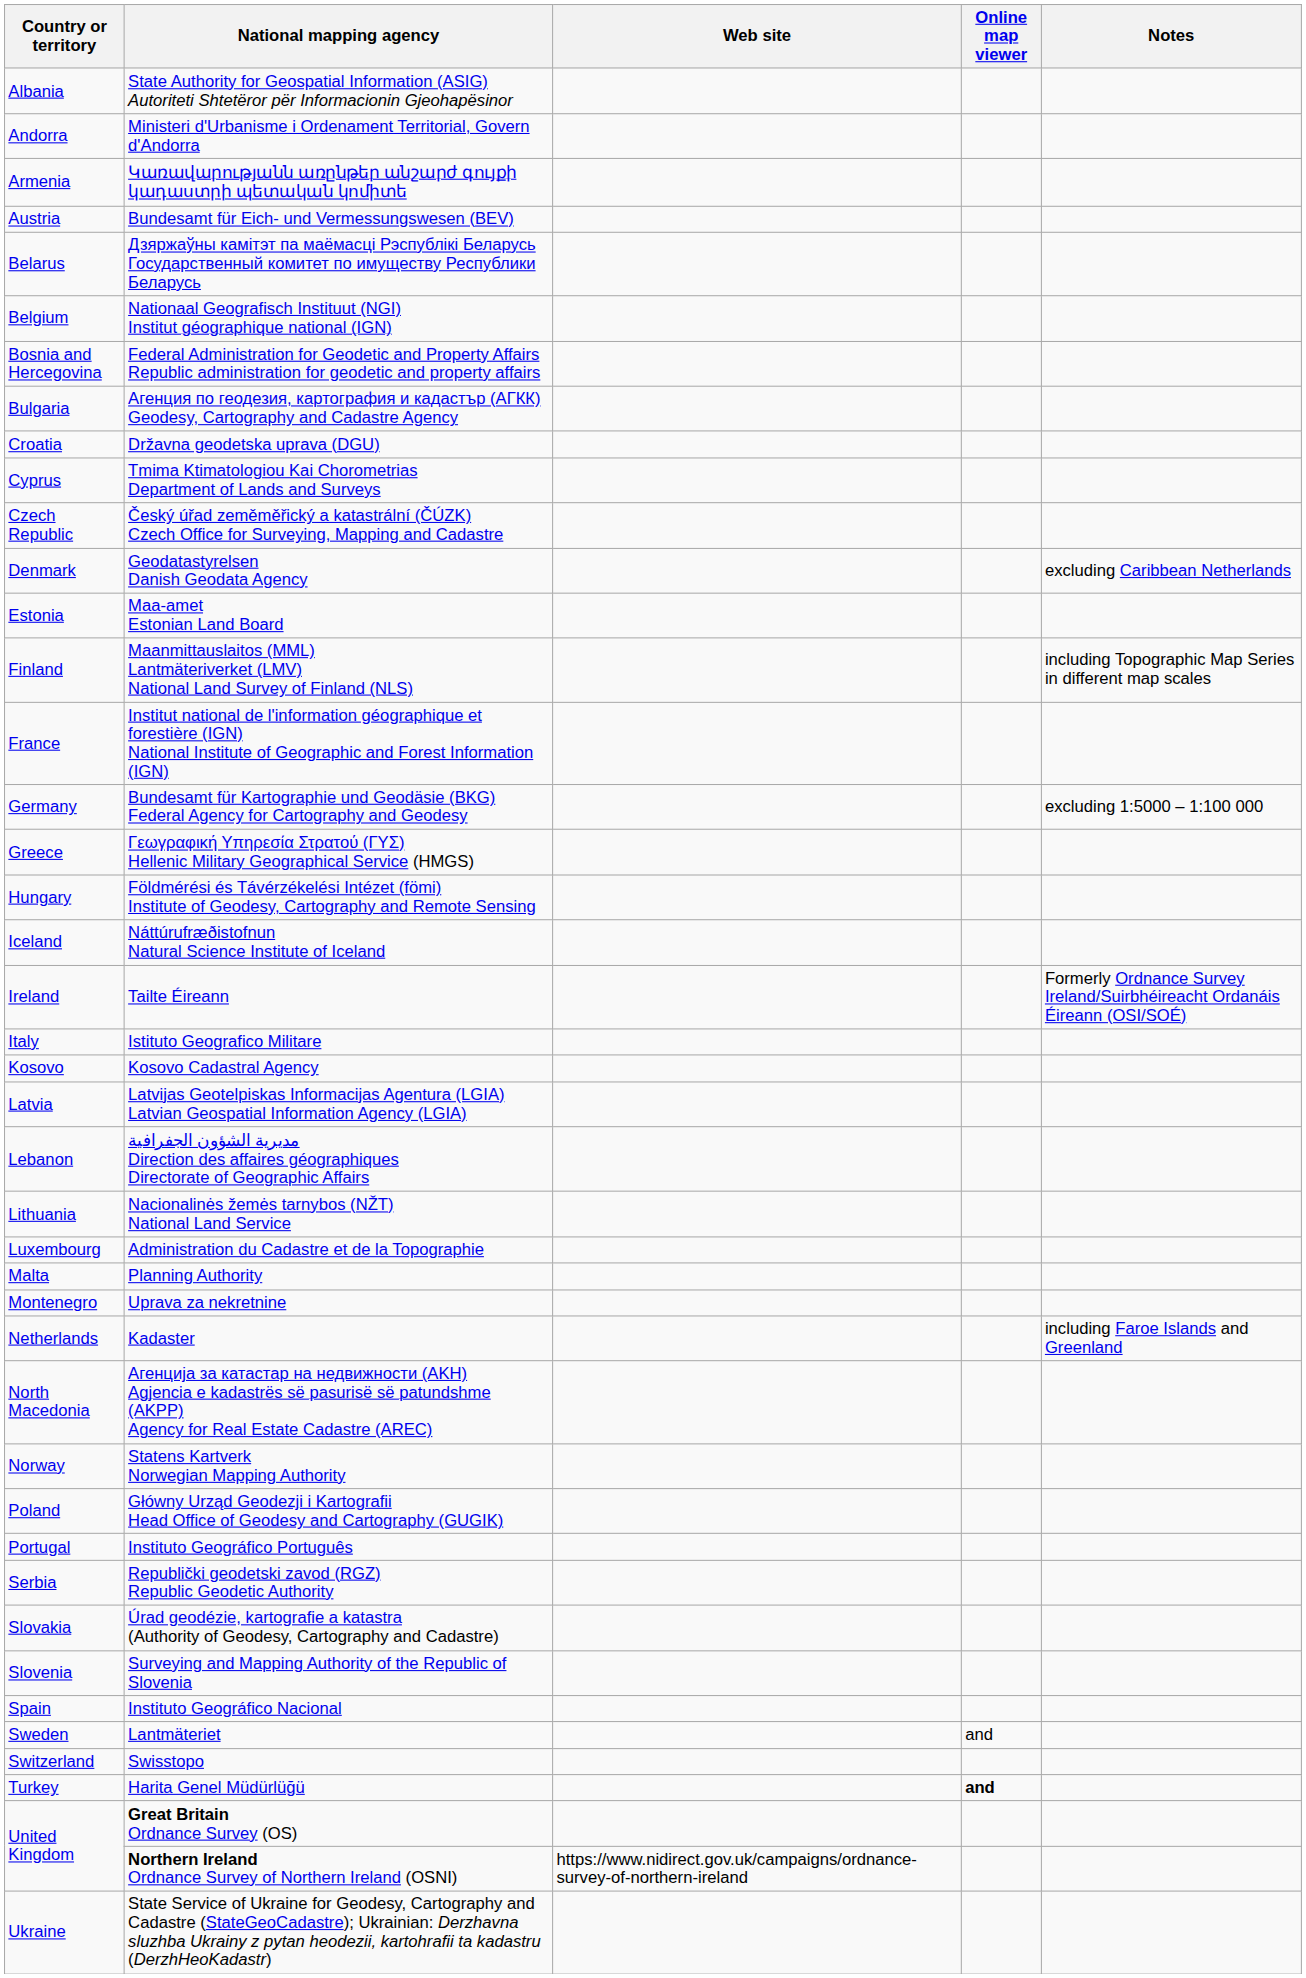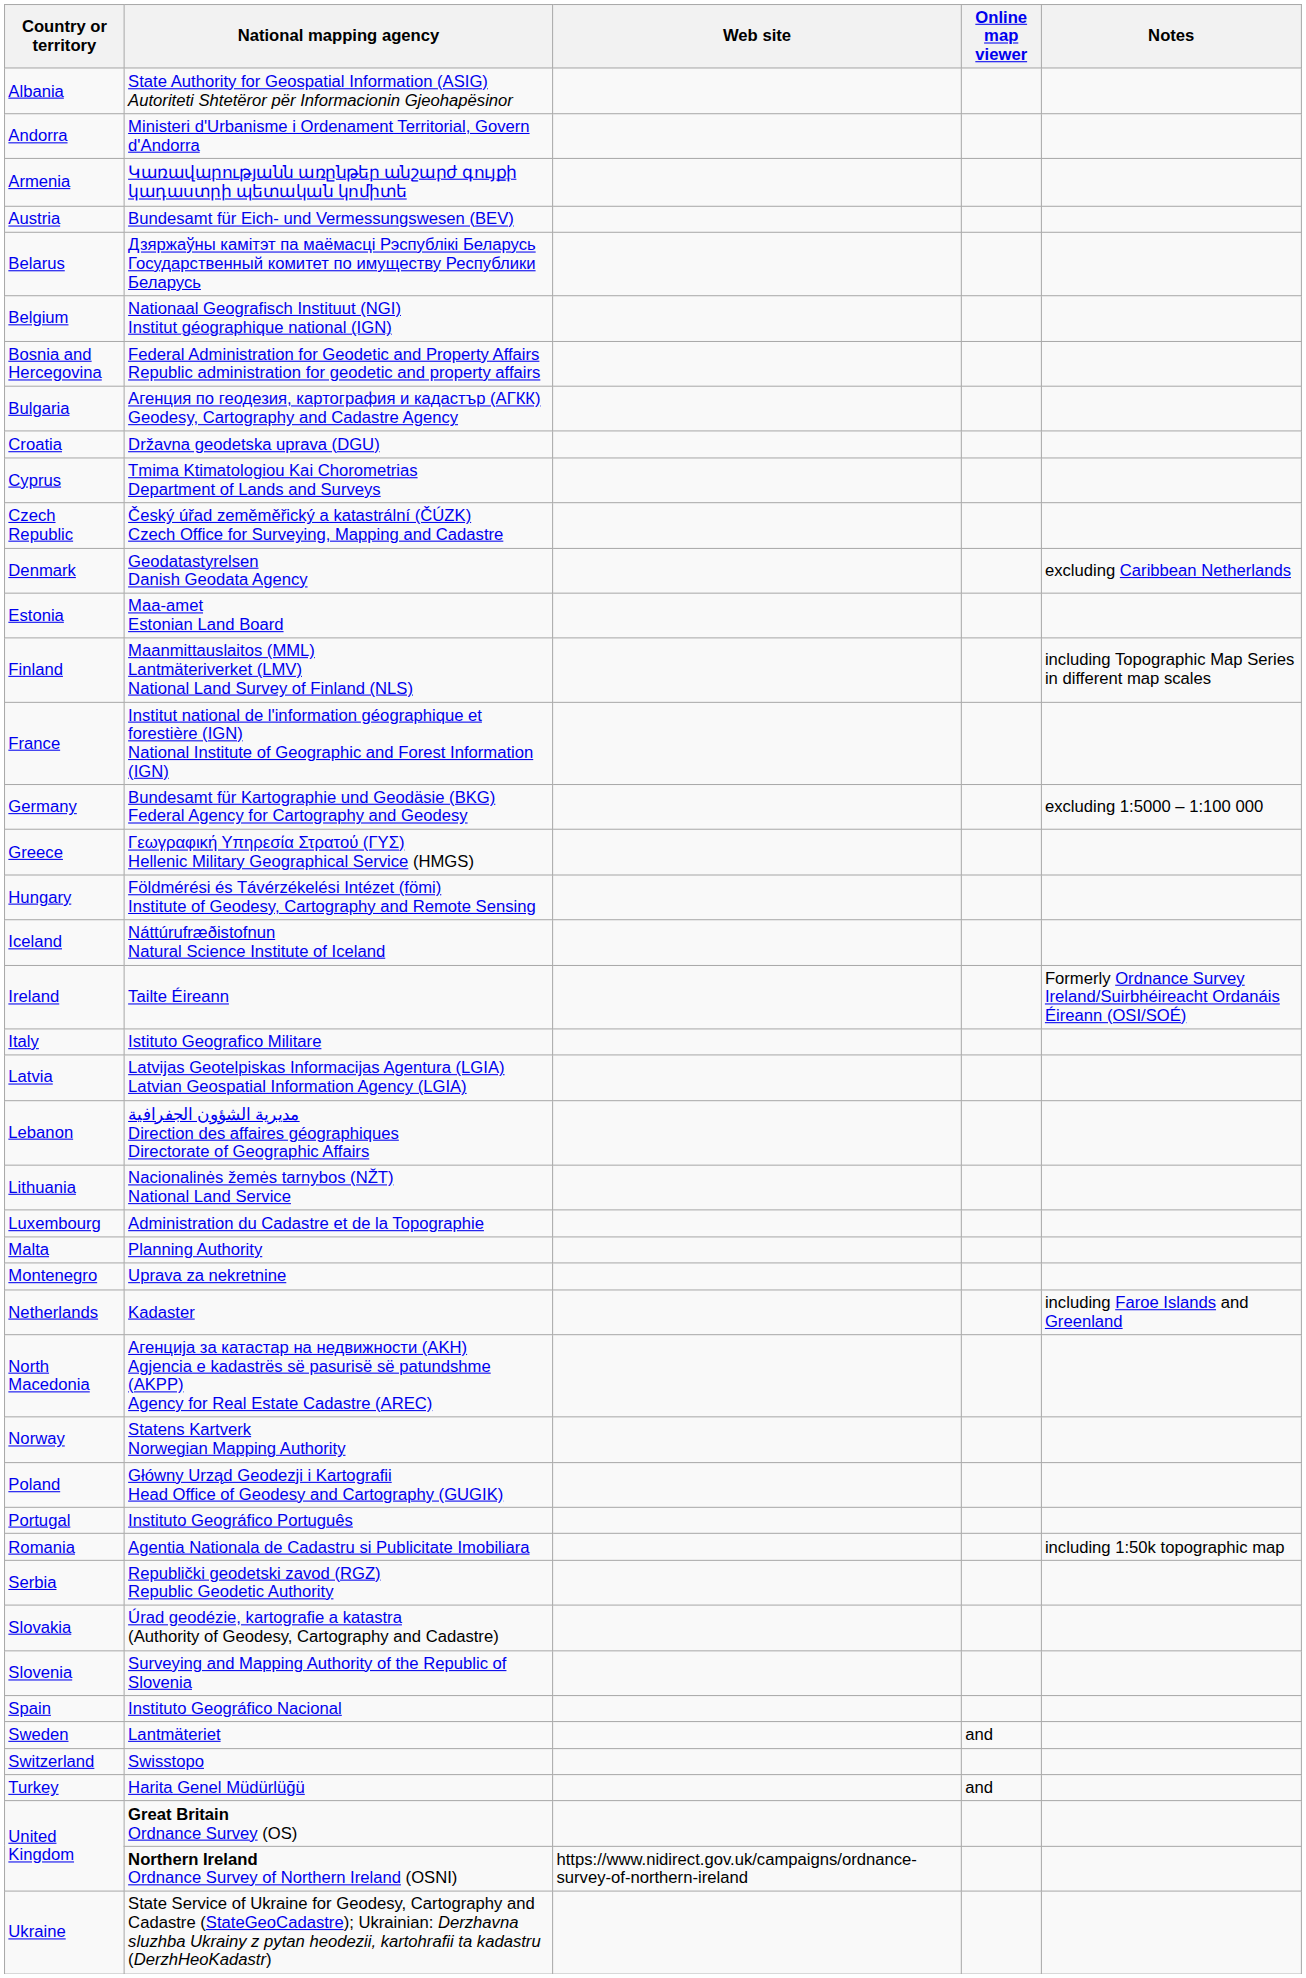- row: (223, 1068)
+ row: (329, 1546)
(980, 1787) bold -> (979, 1787) normal
